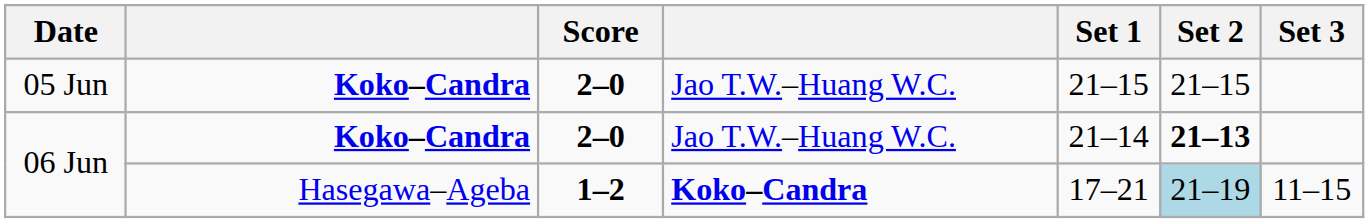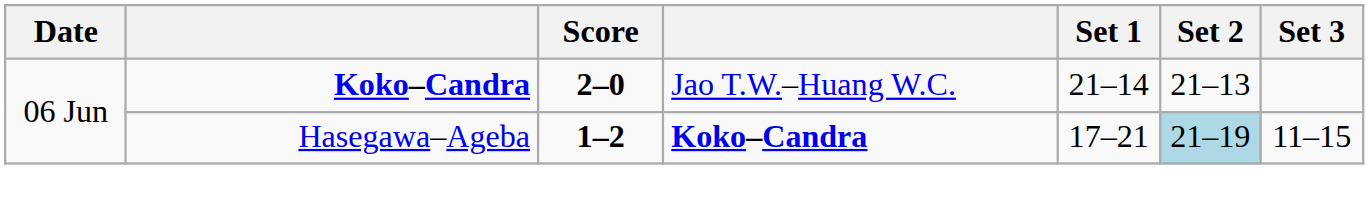- row: (66, 84)
(1210, 137) bold -> (1210, 84) normal
